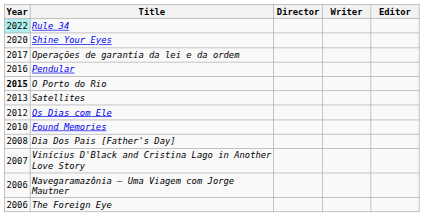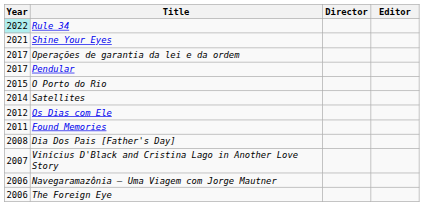- column: (347, 12)
(17, 40) 2020 -> (17, 40) 2021
(17, 69) 2016 -> (17, 69) 2017
(17, 84) bold -> (17, 84) normal
(17, 98) 2013 -> (17, 98) 2014
(17, 127) 2010 -> (17, 127) 2011
